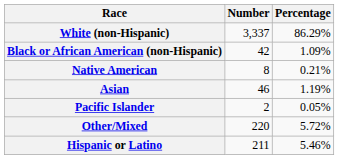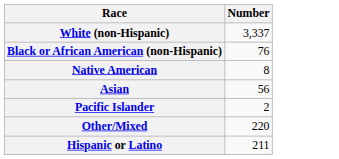- column: (303, 13)
(264, 51) 42 -> (264, 51) 76
(264, 88) 46 -> (264, 88) 56
